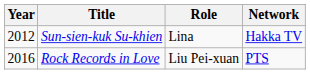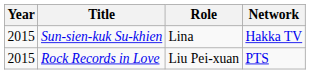(21, 36) 2012 -> (21, 36) 2015
(21, 58) 2016 -> (21, 58) 2015
